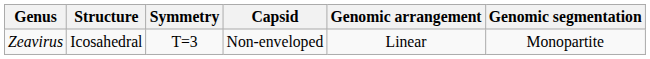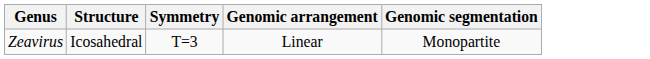- column: (275, 16)
